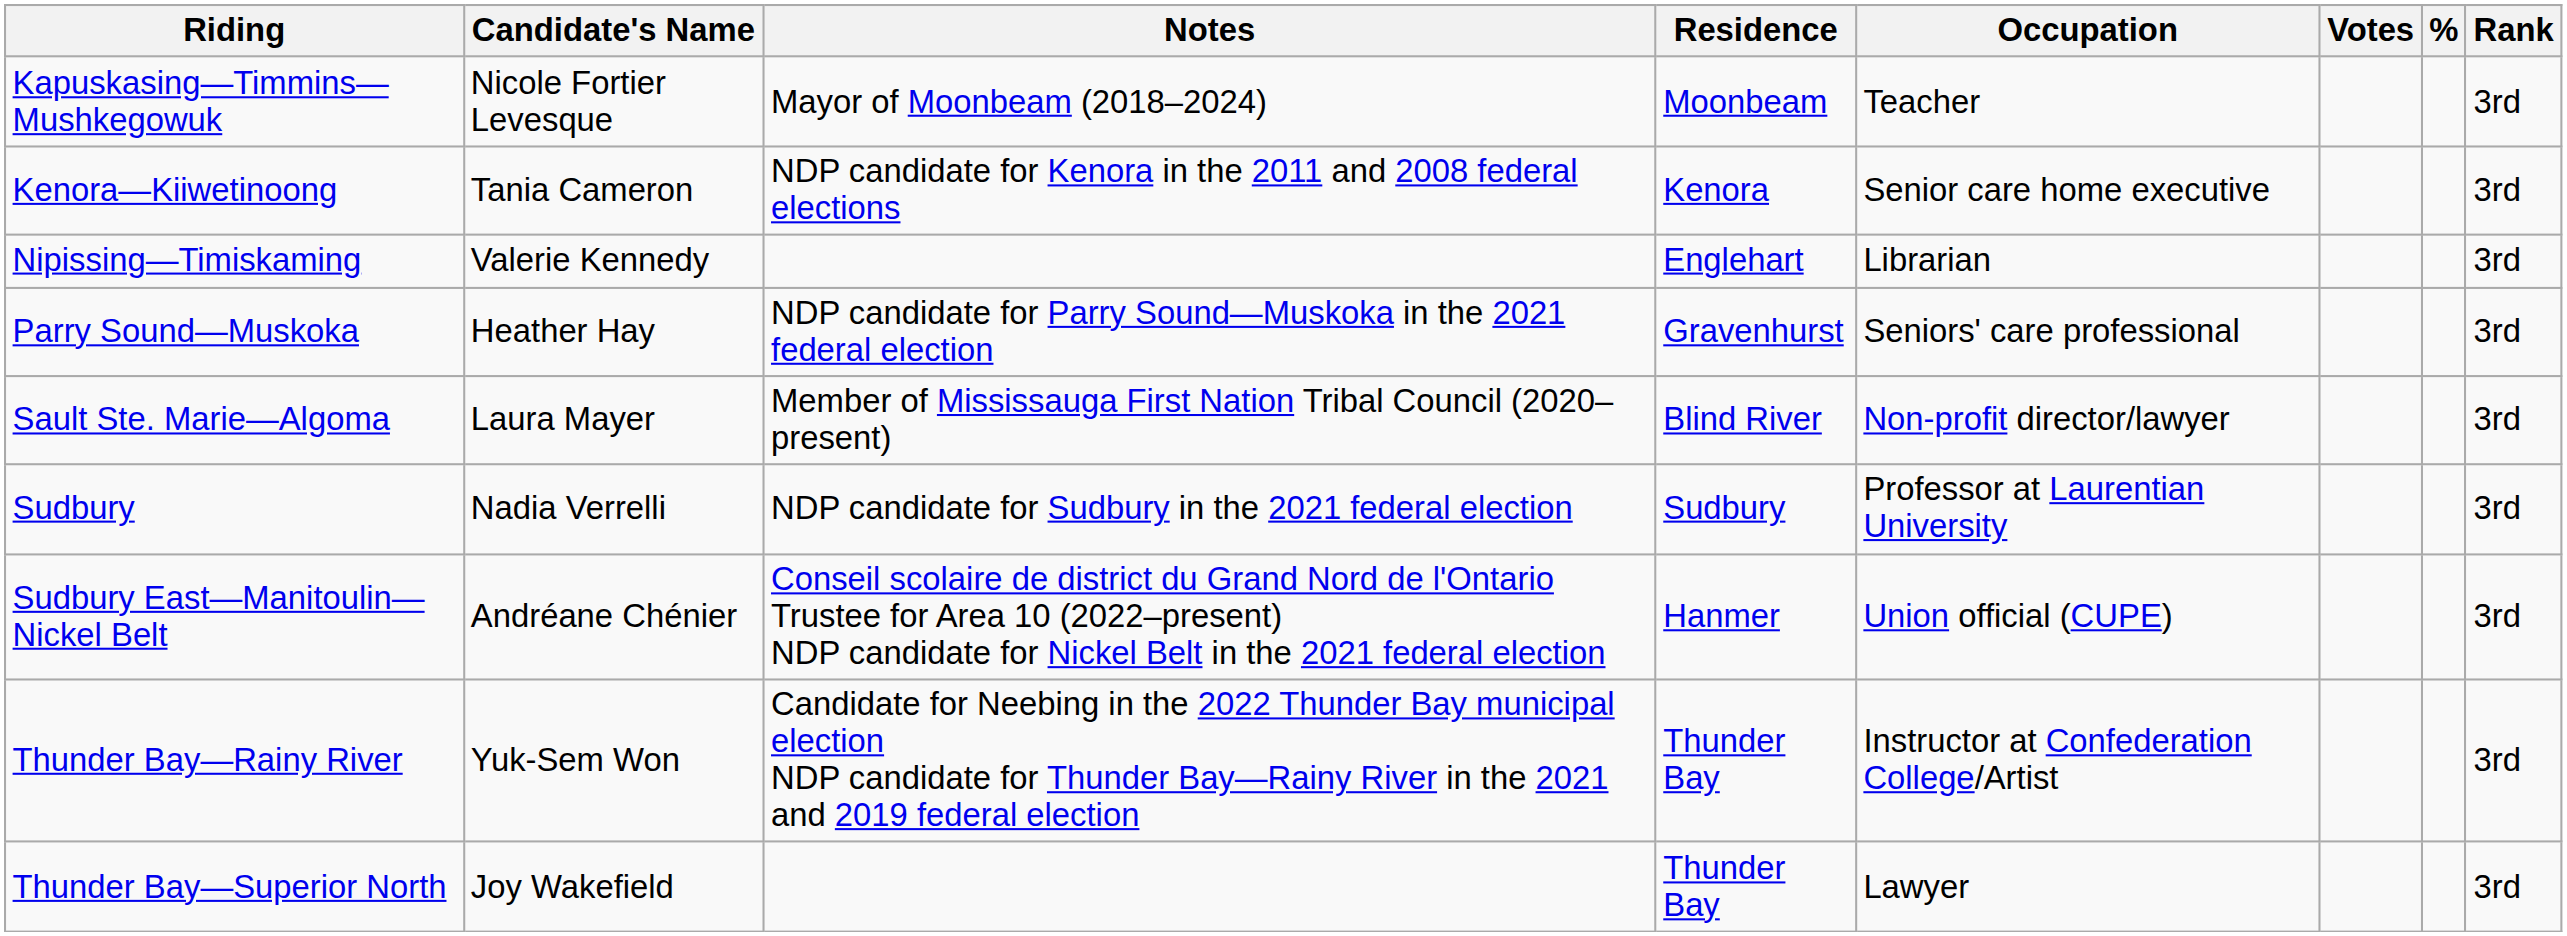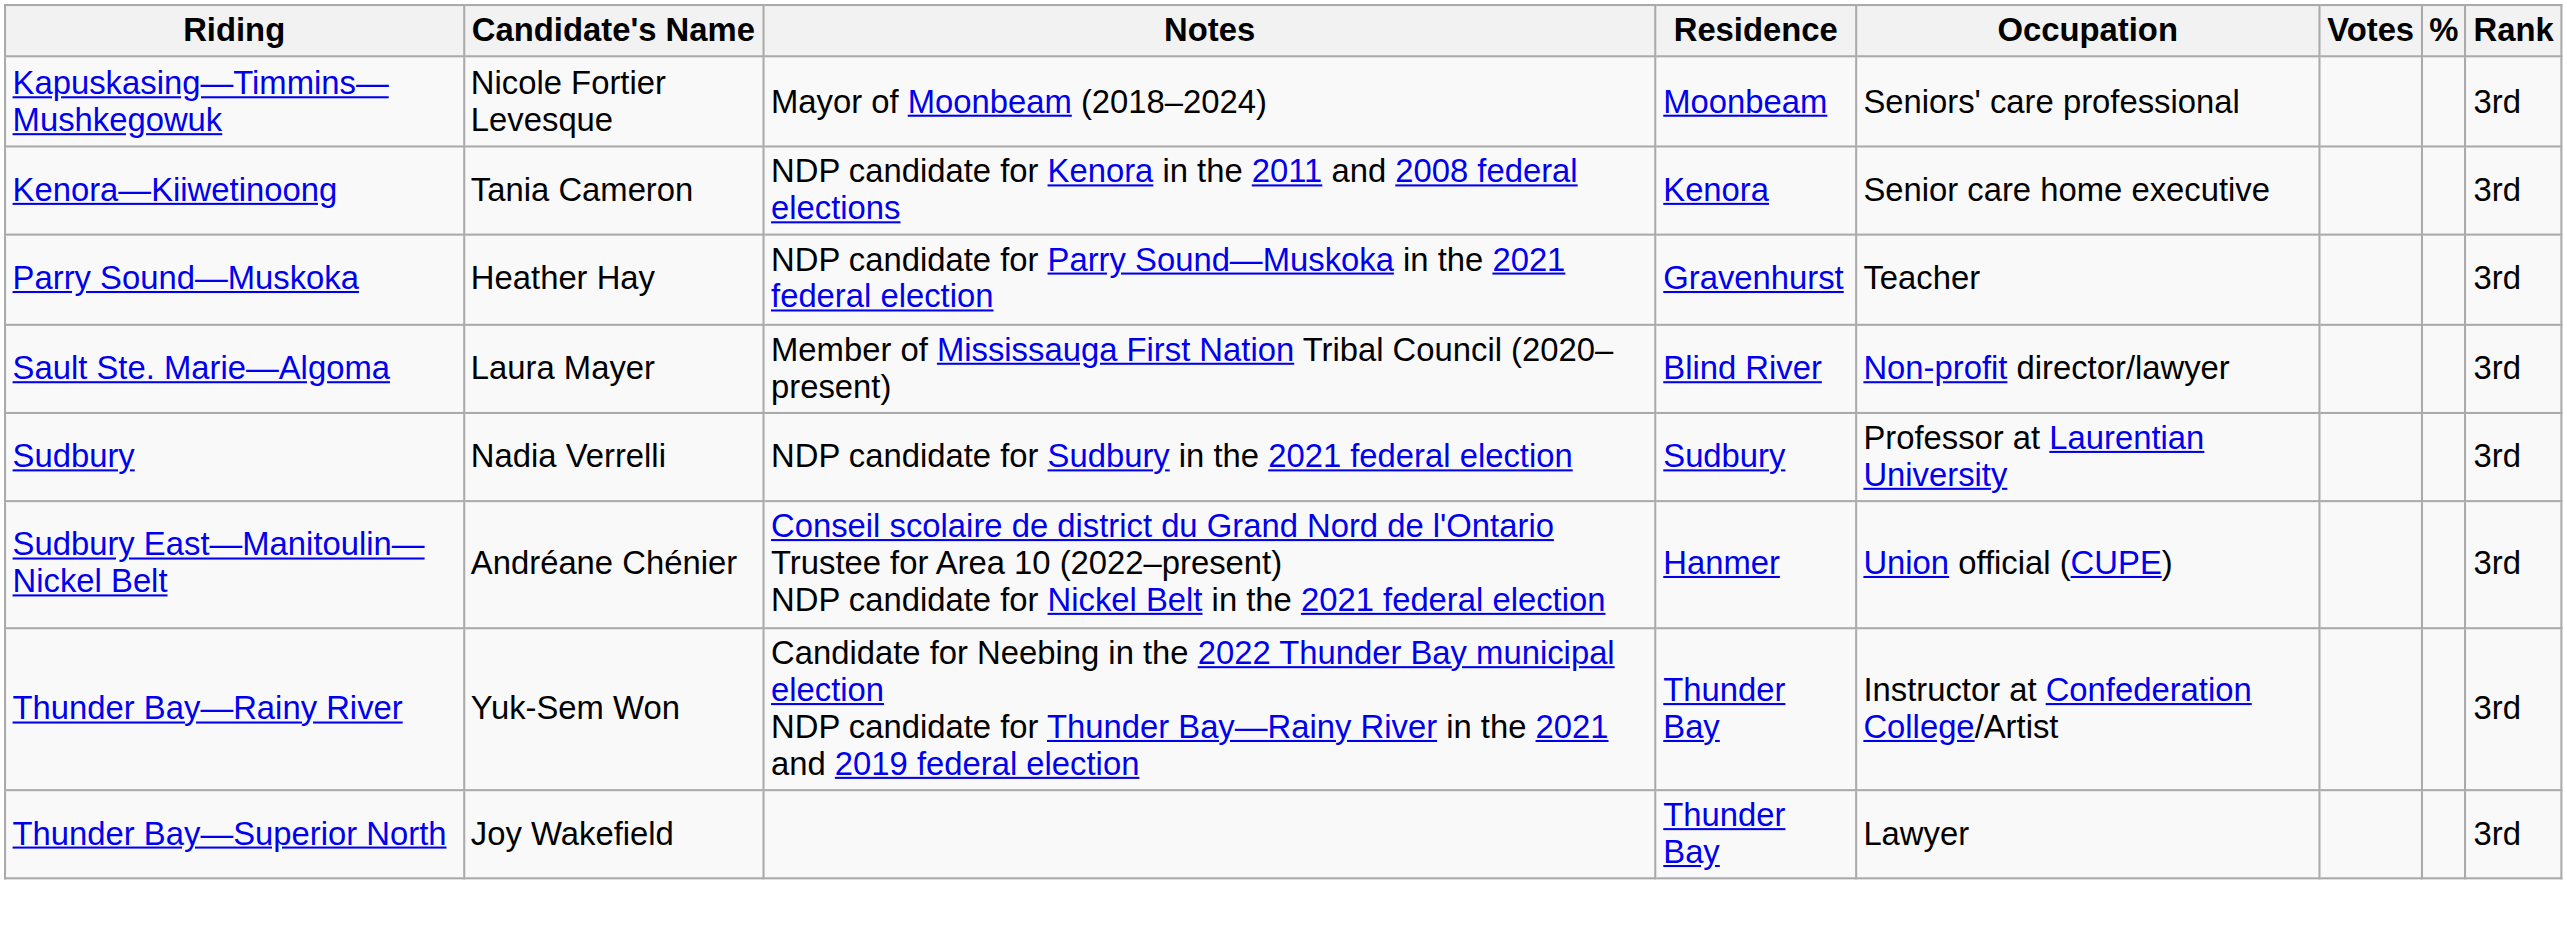(1922, 100) Teacher -> (2052, 100) Seniors' care professional
- row: (187, 260)
(2052, 330) Seniors' care professional -> (1922, 278) Teacher
